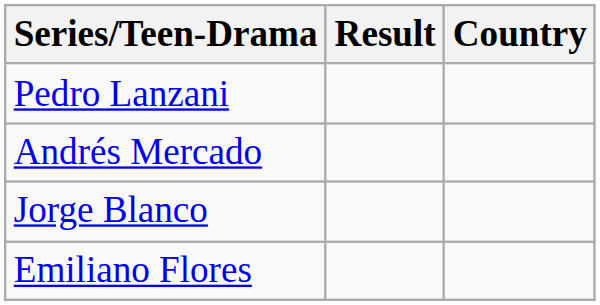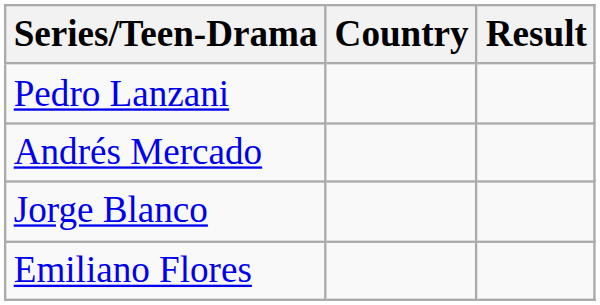columns swapped: (385, 33) <-> (520, 33)
